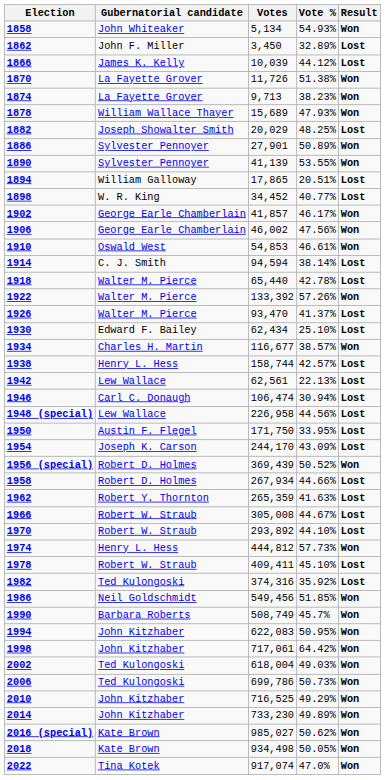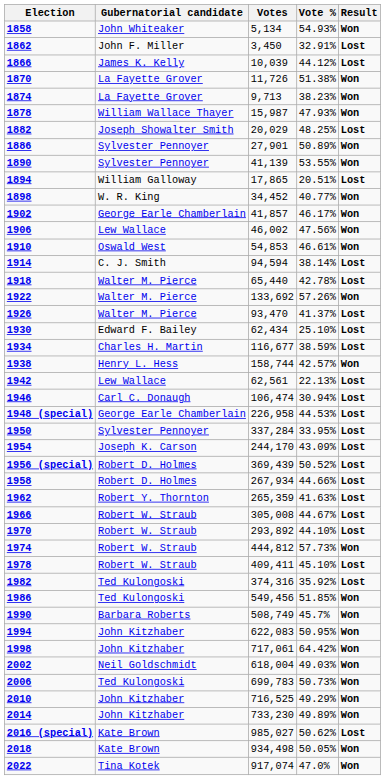(317, 46) 32.89% -> (317, 46) 32.91%
(269, 113) 15,689 -> (269, 113) 15,987
(353, 197) Lost -> (350, 197) Won
(172, 230) George Earle Chamberlain -> (132, 230) Lew Wallace
(272, 297) 133,392 -> (272, 297) 133,692
(317, 348) 38.57% -> (317, 348) 38.59%
(350, 348) Won -> (353, 348) Lost
(353, 364) Lost -> (350, 364) Won
(132, 414) Lew Wallace -> (172, 414) George Earle Chamberlain
(317, 414) 44.56% -> (317, 414) 44.53%
(147, 431) Austin F. Flegel -> (153, 431) Sylvester Pennoyer
(272, 431) 171,750 -> (272, 431) 337,284
(350, 465) Won -> (353, 465) Lost
(138, 548) Henry L. Hess -> (147, 548) Robert W. Straub
(147, 599) Neil Goldschmidt -> (141, 599) Ted Kulongoski
(141, 666) Ted Kulongoski -> (147, 666) Neil Goldschmidt
(272, 682) 699,786 -> (272, 682) 699,783
(350, 733) Won -> (353, 733) Lost
